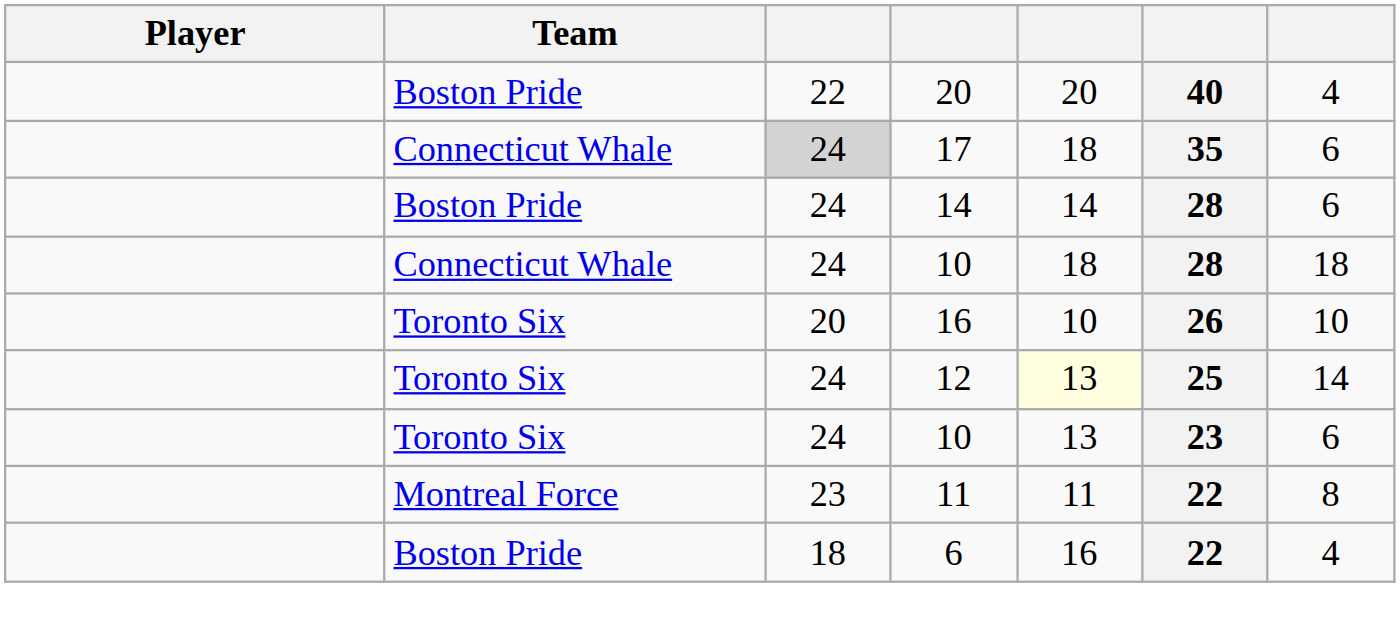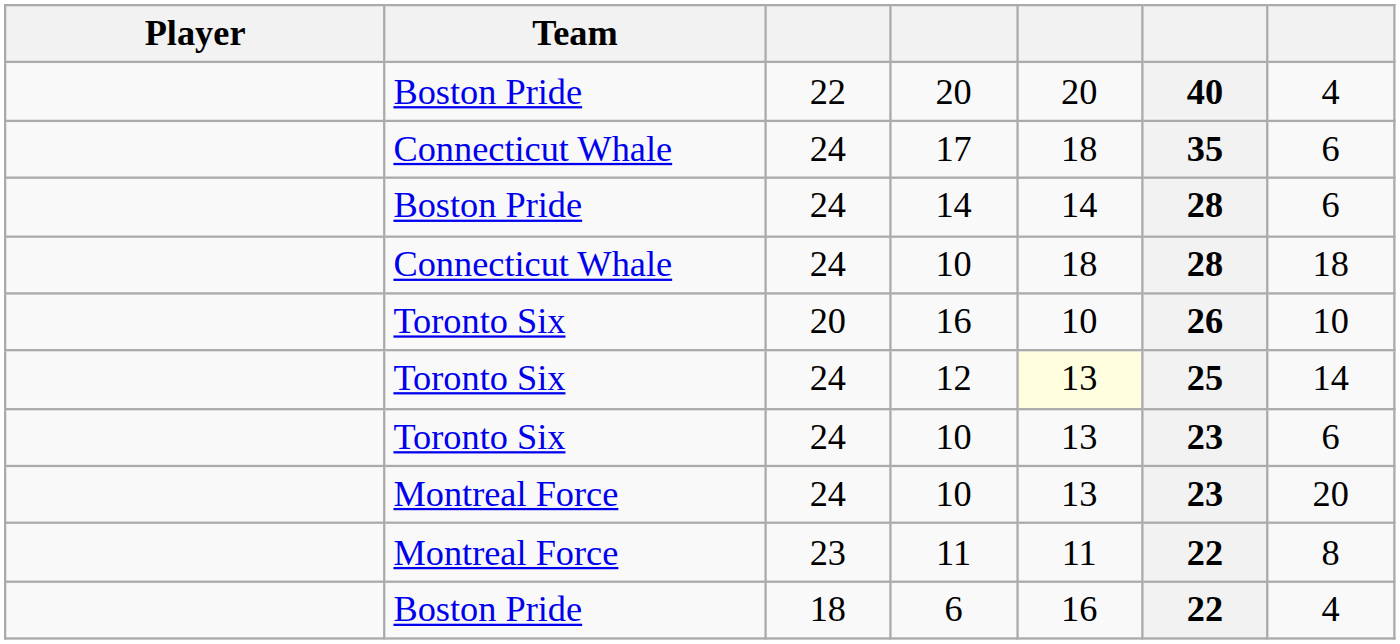(828, 148) lightgrey background -> (828, 148) no background
+ row: (506, 494)
